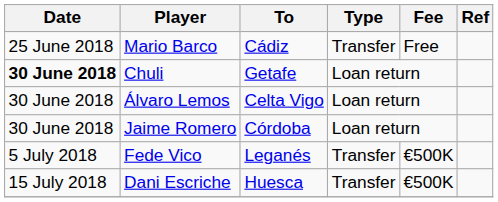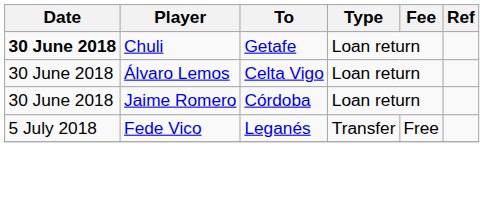- row: (171, 45)
(428, 155) €500K -> (421, 127) Free
- row: (177, 182)
